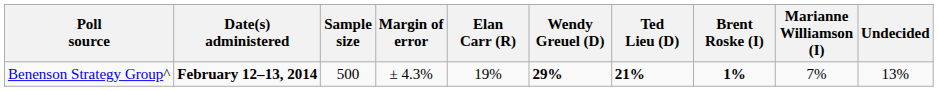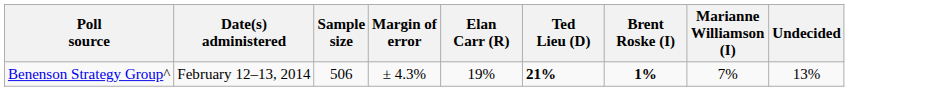- column: (570, 33)
(247, 74) bold -> (244, 74) normal
(348, 74) 500 -> (341, 74) 506
